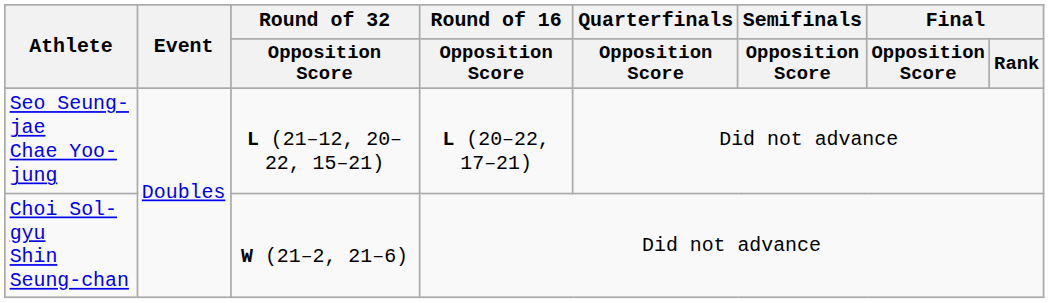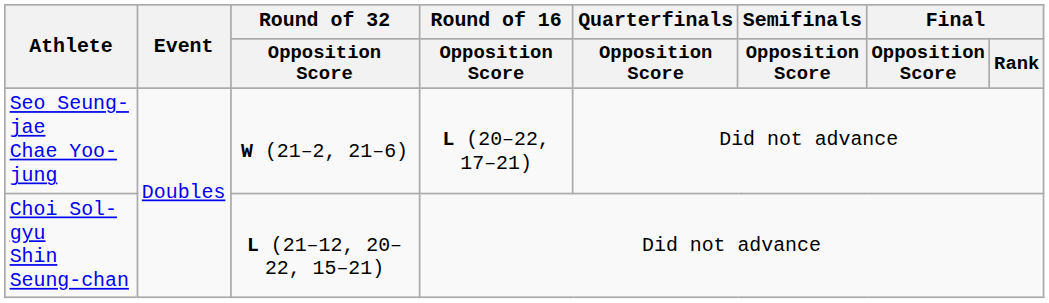(325, 152) L (21–12, 20–22, 15–21) -> (325, 152) W (21–2, 21–6)
(325, 257) W (21–2, 21–6) -> (325, 257) L (21–12, 20–22, 15–21)
